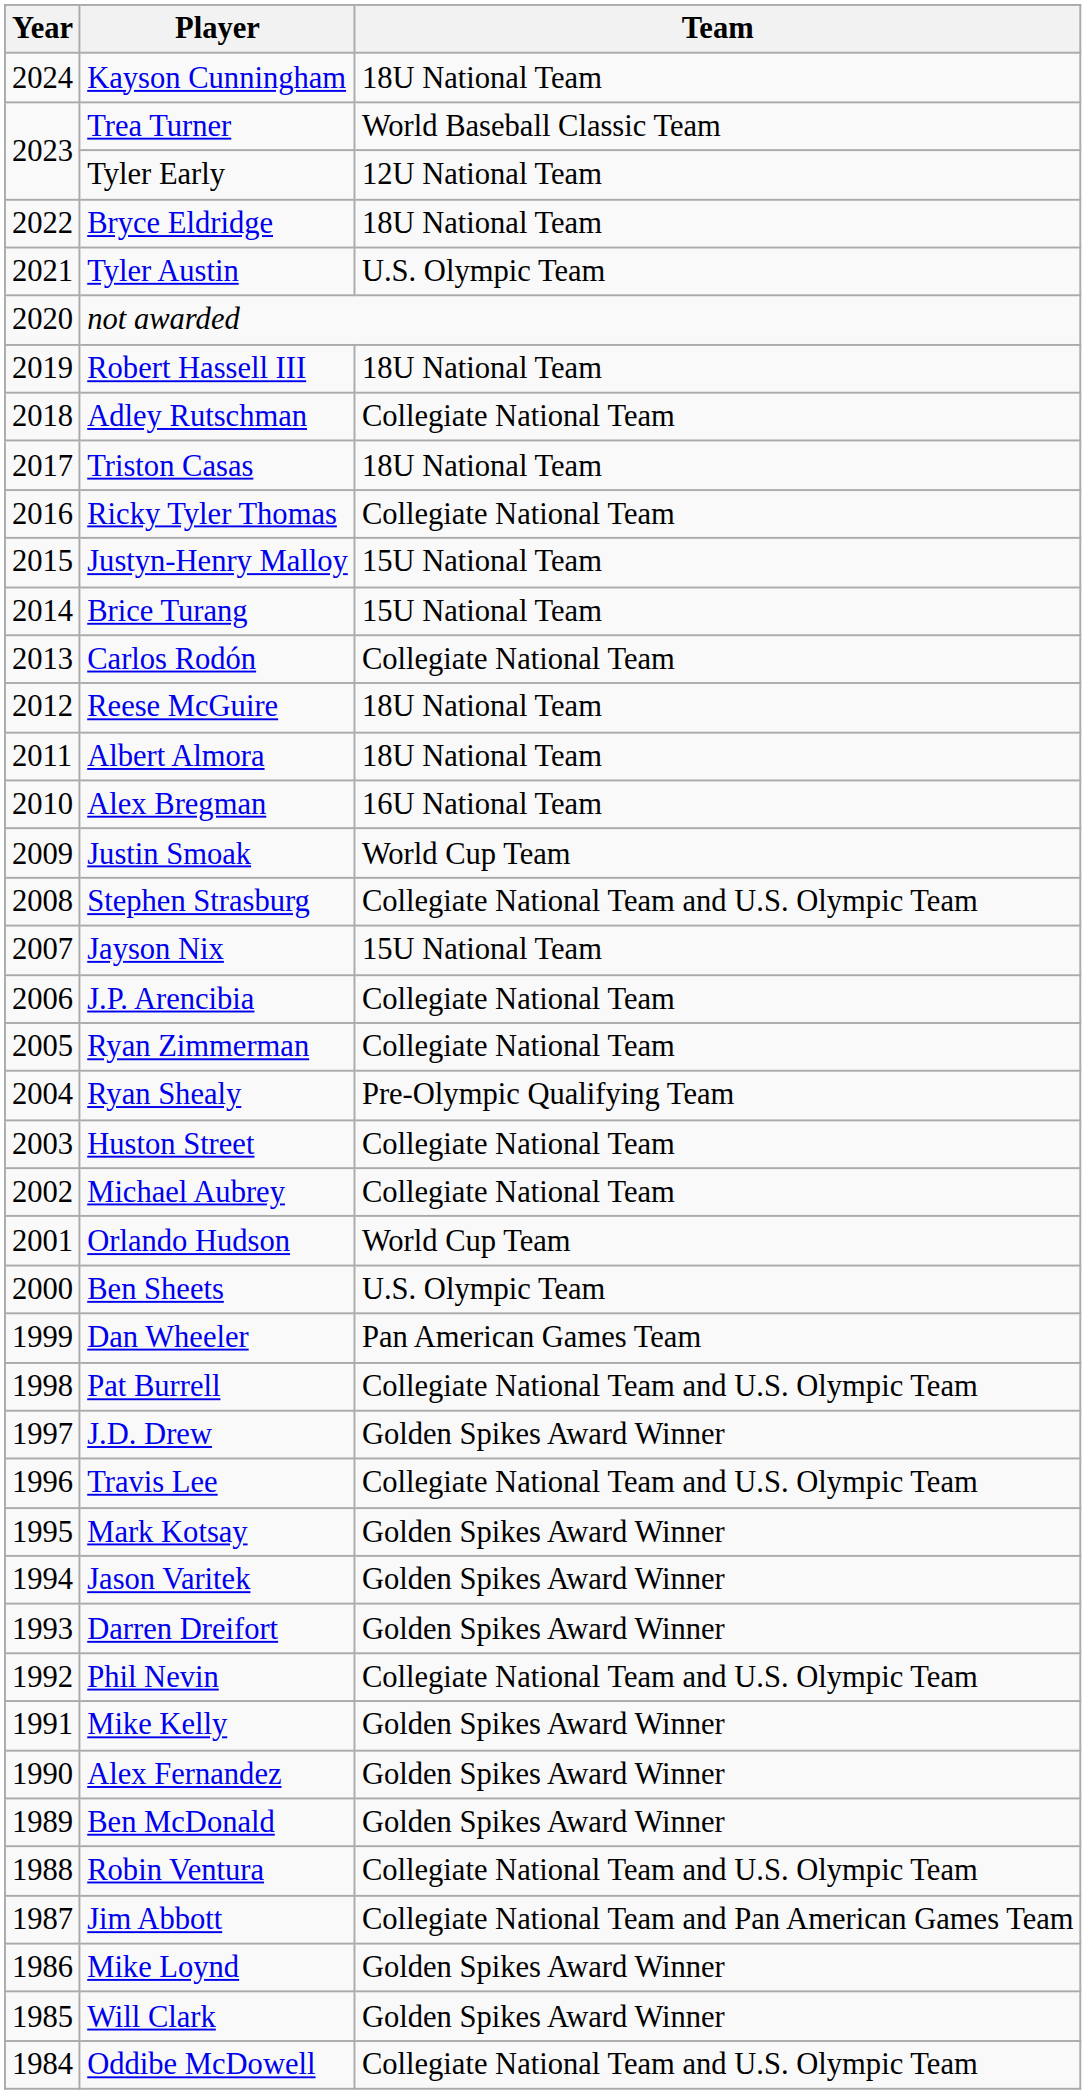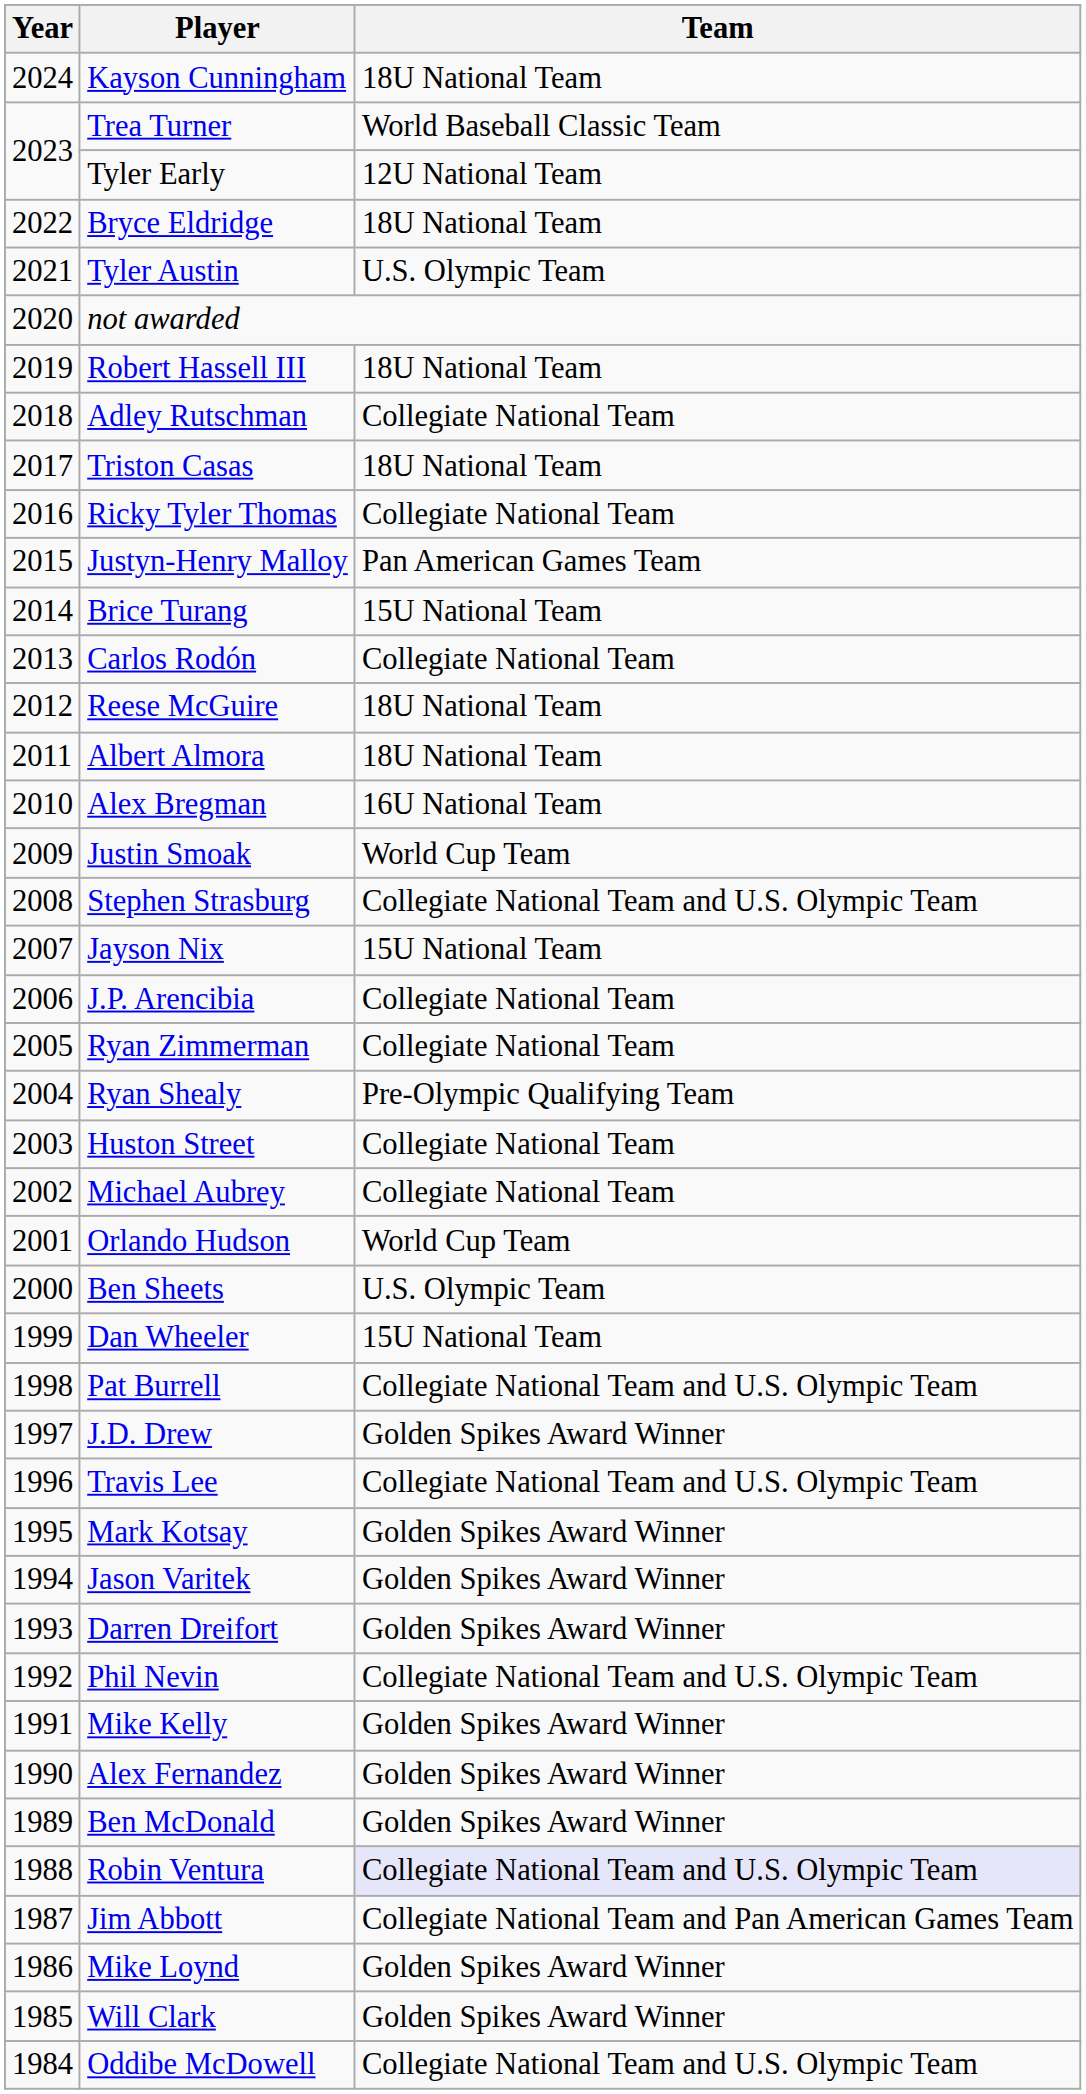(482, 561) 15U National Team -> (532, 561) Pan American Games Team
(532, 1337) Pan American Games Team -> (482, 1337) 15U National Team
(670, 1870) no background -> (670, 1870) lavender background
